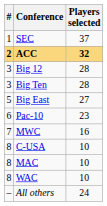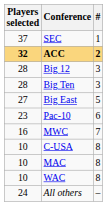columns swapped: (9, 17) <-> (84, 17)
